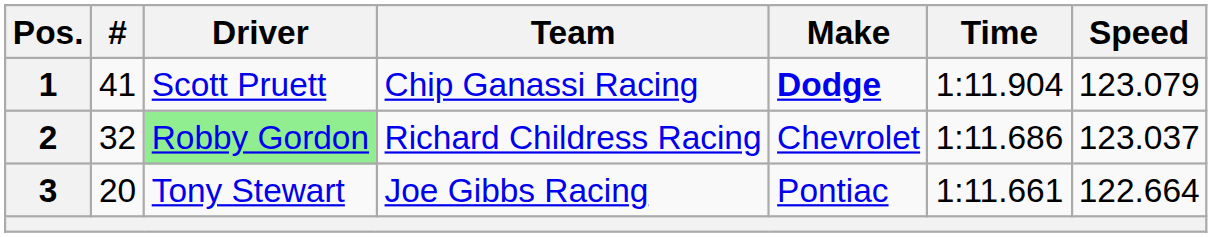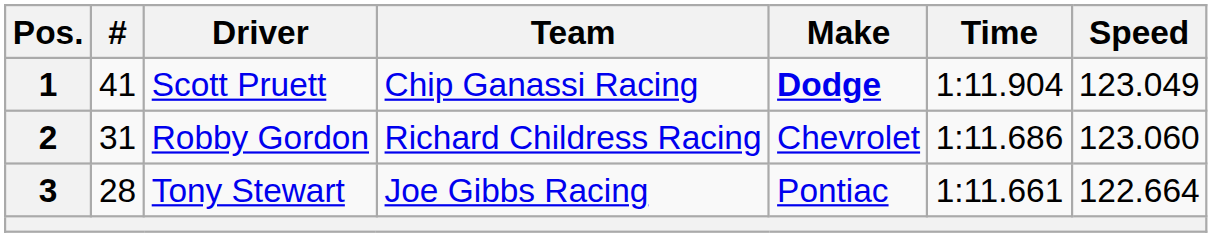(1139, 85) 123.079 -> (1139, 85) 123.049
(118, 138) 32 -> (118, 138) 31
(260, 138) lightgreen background -> (260, 138) no background
(1139, 138) 123.037 -> (1139, 138) 123.060
(118, 191) 20 -> (118, 191) 28
